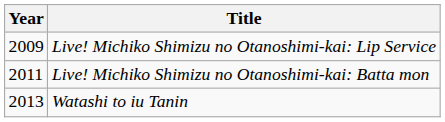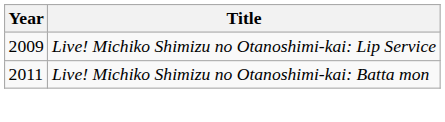- row: (120, 102)
